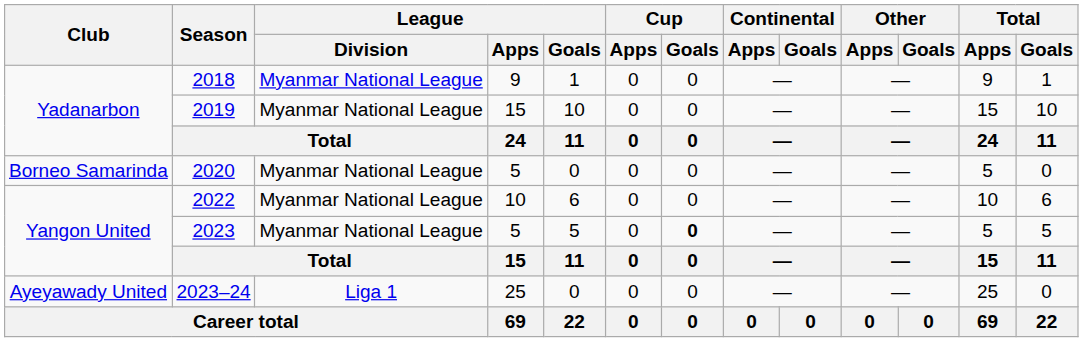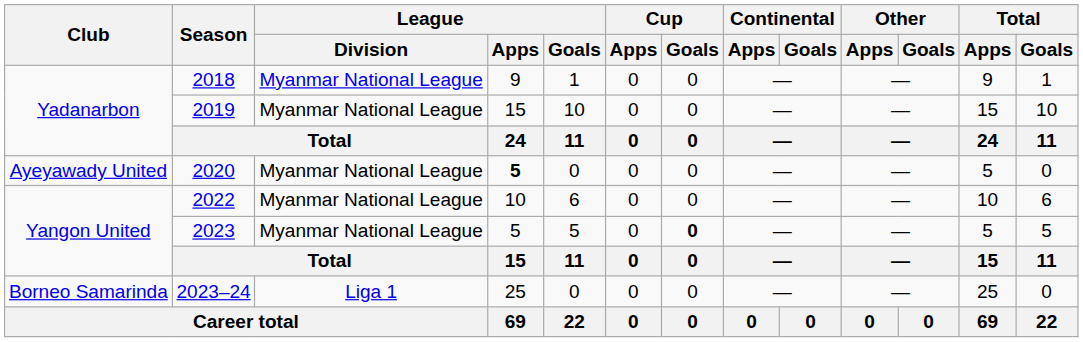(88, 170) Borneo Samarinda -> (88, 170) Ayeyawady United
(515, 170) normal -> (515, 170) bold
(88, 291) Ayeyawady United -> (88, 291) Borneo Samarinda
